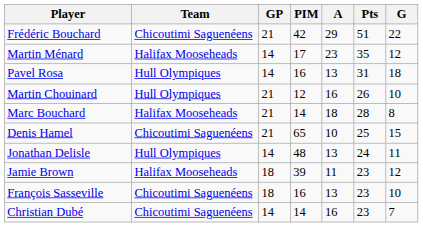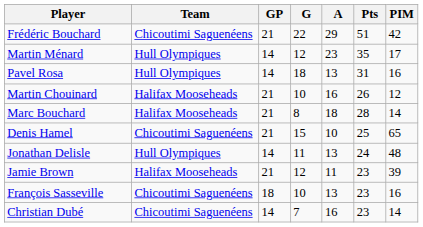columns swapped: (402, 14) <-> (306, 14)
(186, 53) Halifax Mooseheads -> (178, 53) Hull Olympiques
(178, 93) Hull Olympiques -> (186, 93) Halifax Mooseheads
(268, 172) 18 -> (268, 172) 21
